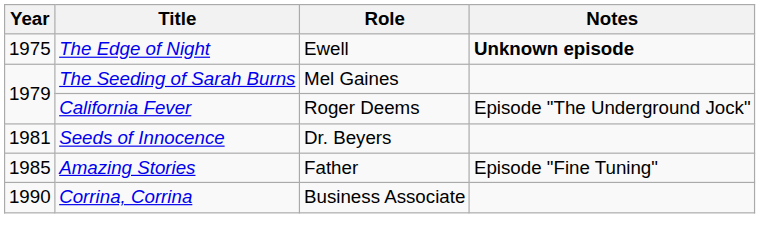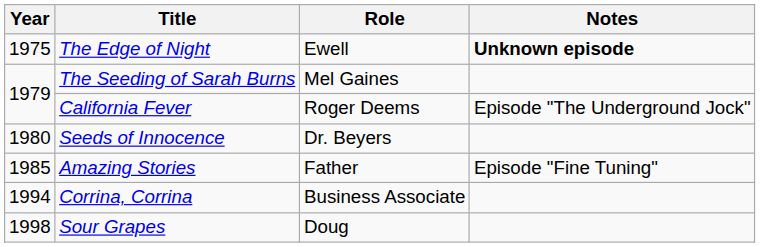(30, 138) 1981 -> (30, 138) 1980
(30, 197) 1990 -> (30, 197) 1994
+ row: (112, 227)
